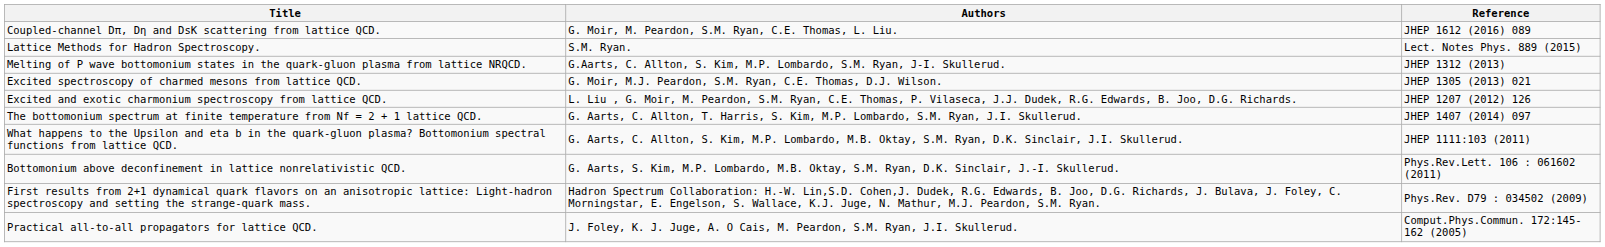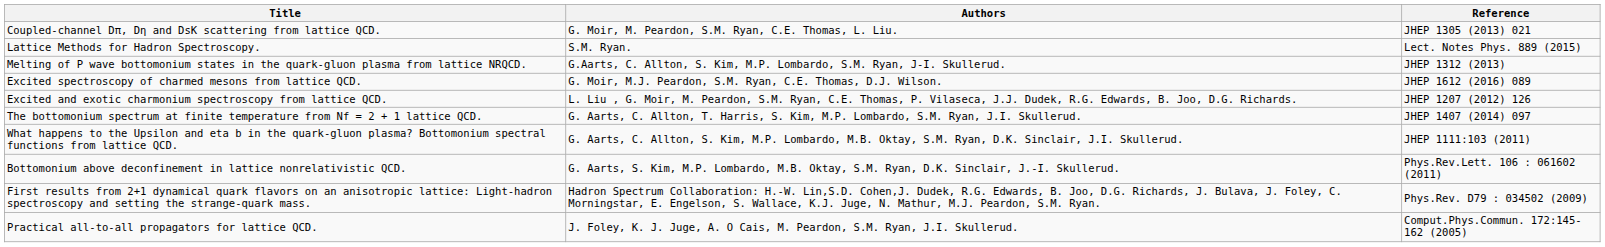(1467, 30) JHEP 1612 (2016) 089 -> (1467, 30) JHEP 1305 (2013) 021
(1467, 82) JHEP 1305 (2013) 021 -> (1467, 82) JHEP 1612 (2016) 089
